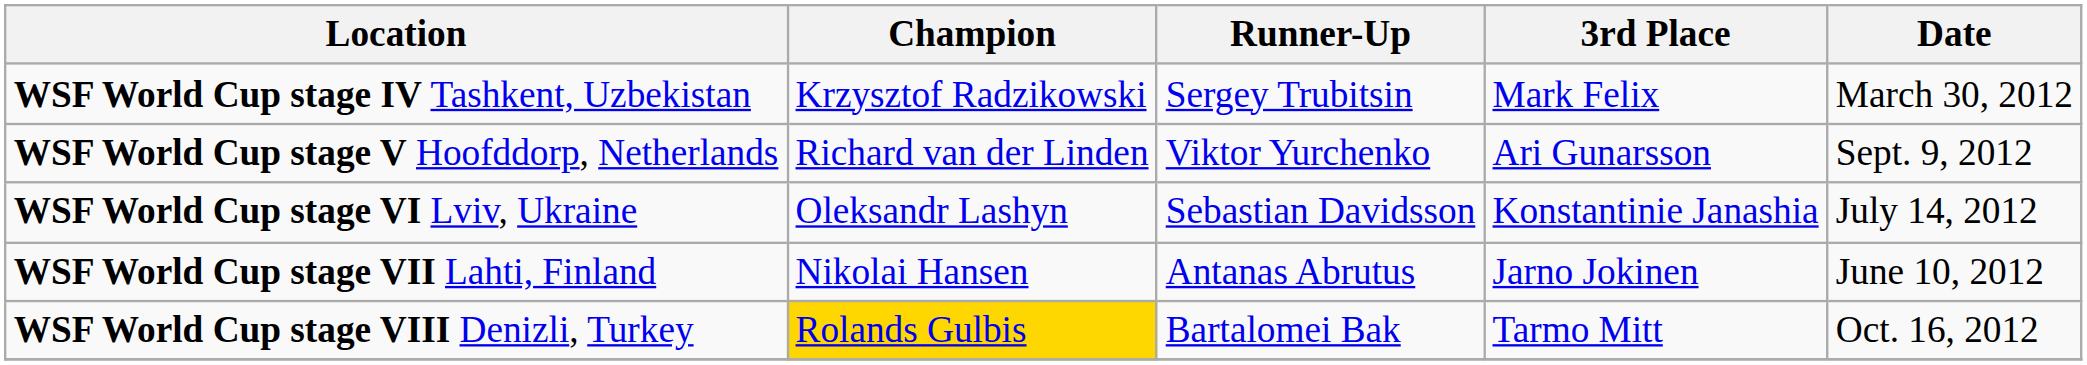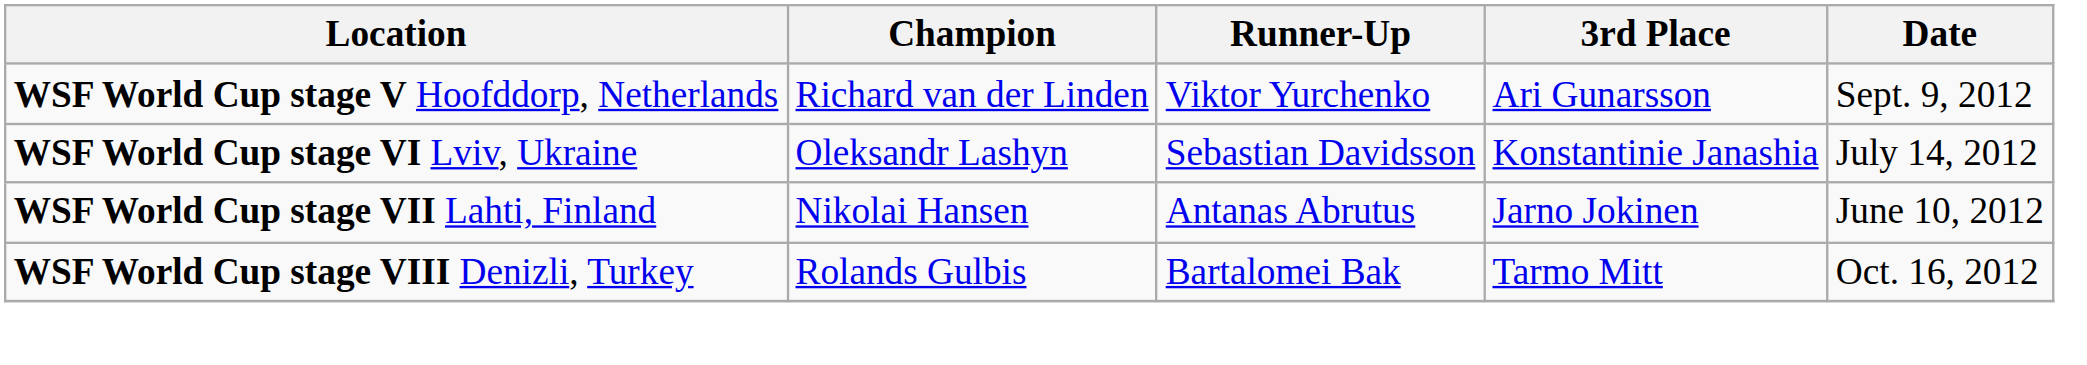- row: (382, 93)
(911, 329) gold background -> (911, 270) no background
